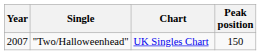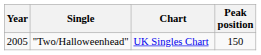(17, 41) 2007 -> (17, 41) 2005
